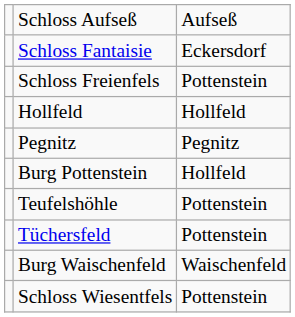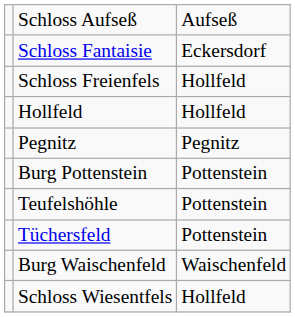(224, 81) Pottenstein -> (213, 81) Hollfeld
(213, 173) Hollfeld -> (224, 173) Pottenstein
(224, 296) Pottenstein -> (213, 296) Hollfeld
